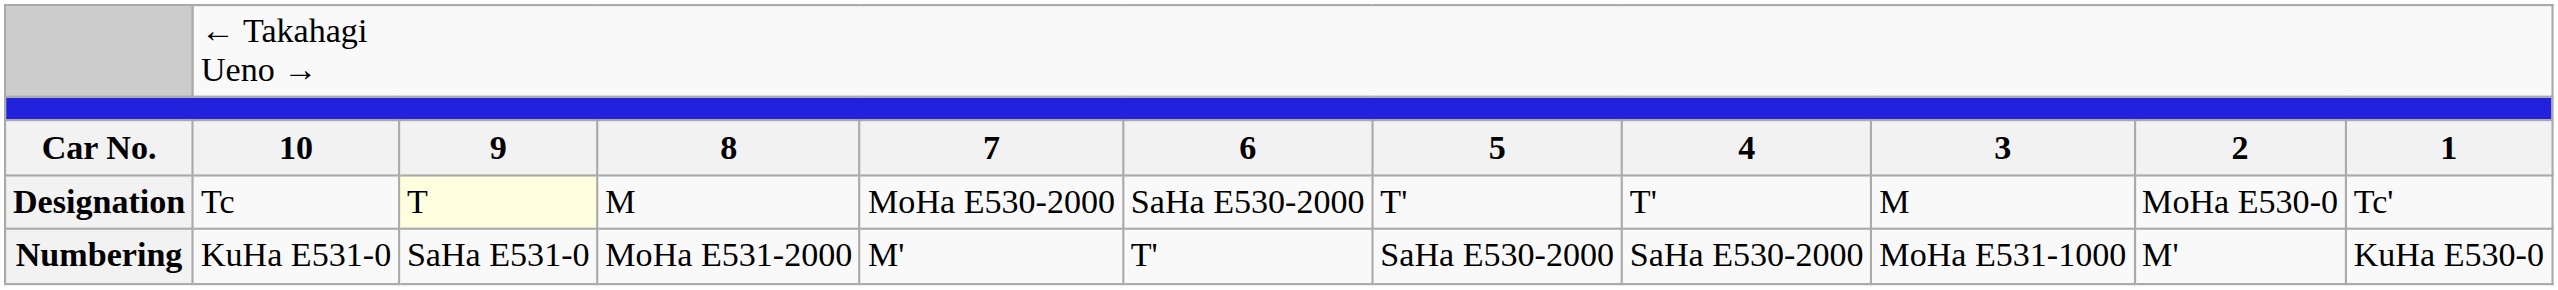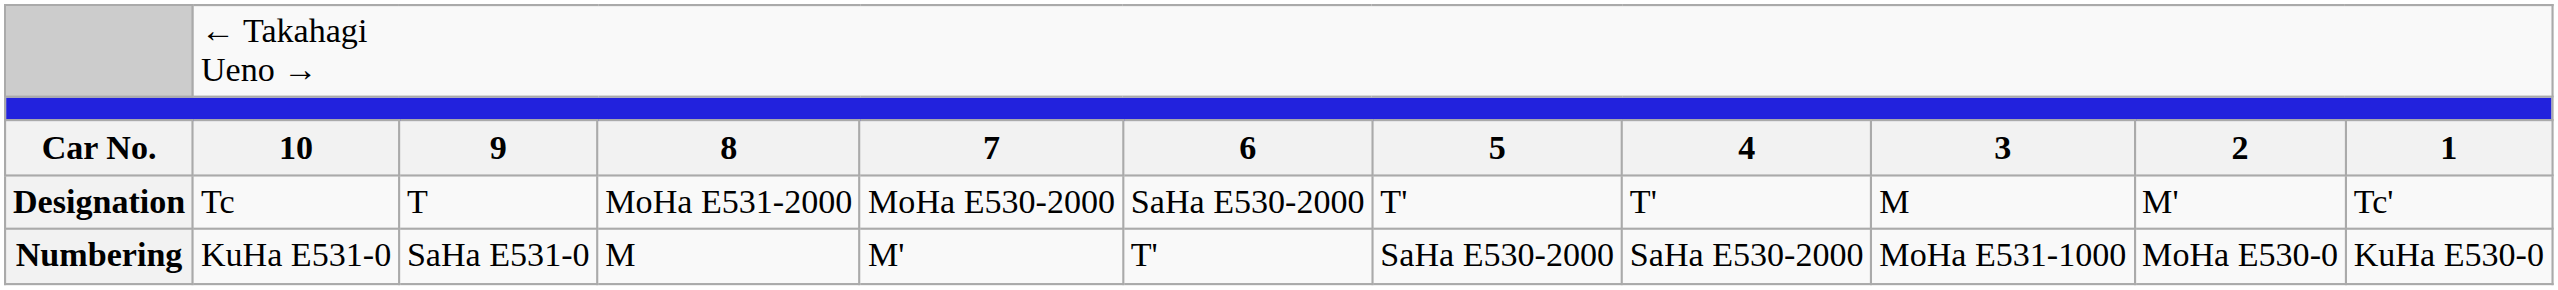(417, 201) lightyellow background -> (417, 201) no background
(620, 201) M -> (729, 201) MoHa E531-2000
(2240, 201) MoHa E530-0 -> (2160, 201) M'
(729, 255) MoHa E531-2000 -> (620, 255) M
(2160, 255) M' -> (2240, 255) MoHa E530-0
